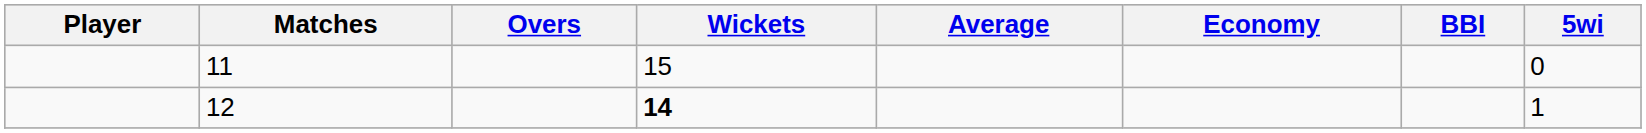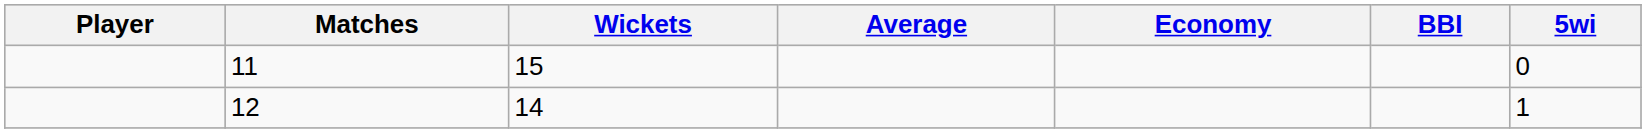- column: (544, 25)
(658, 107) bold -> (529, 107) normal
